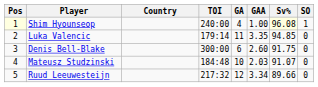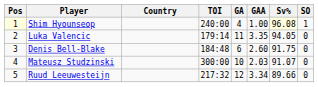(284, 37) 94.85 -> (284, 37) 94.05
(215, 50) 300:00 -> (215, 50) 184:48
(215, 62) 184:48 -> (215, 62) 300:00
